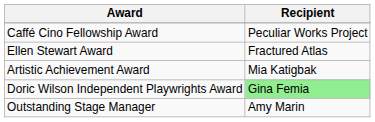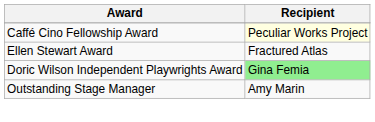(308, 32) no background -> (308, 32) lightyellow background
- row: (78, 70)
